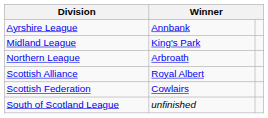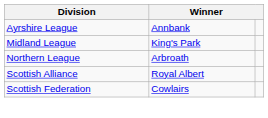- row: (63, 105)
